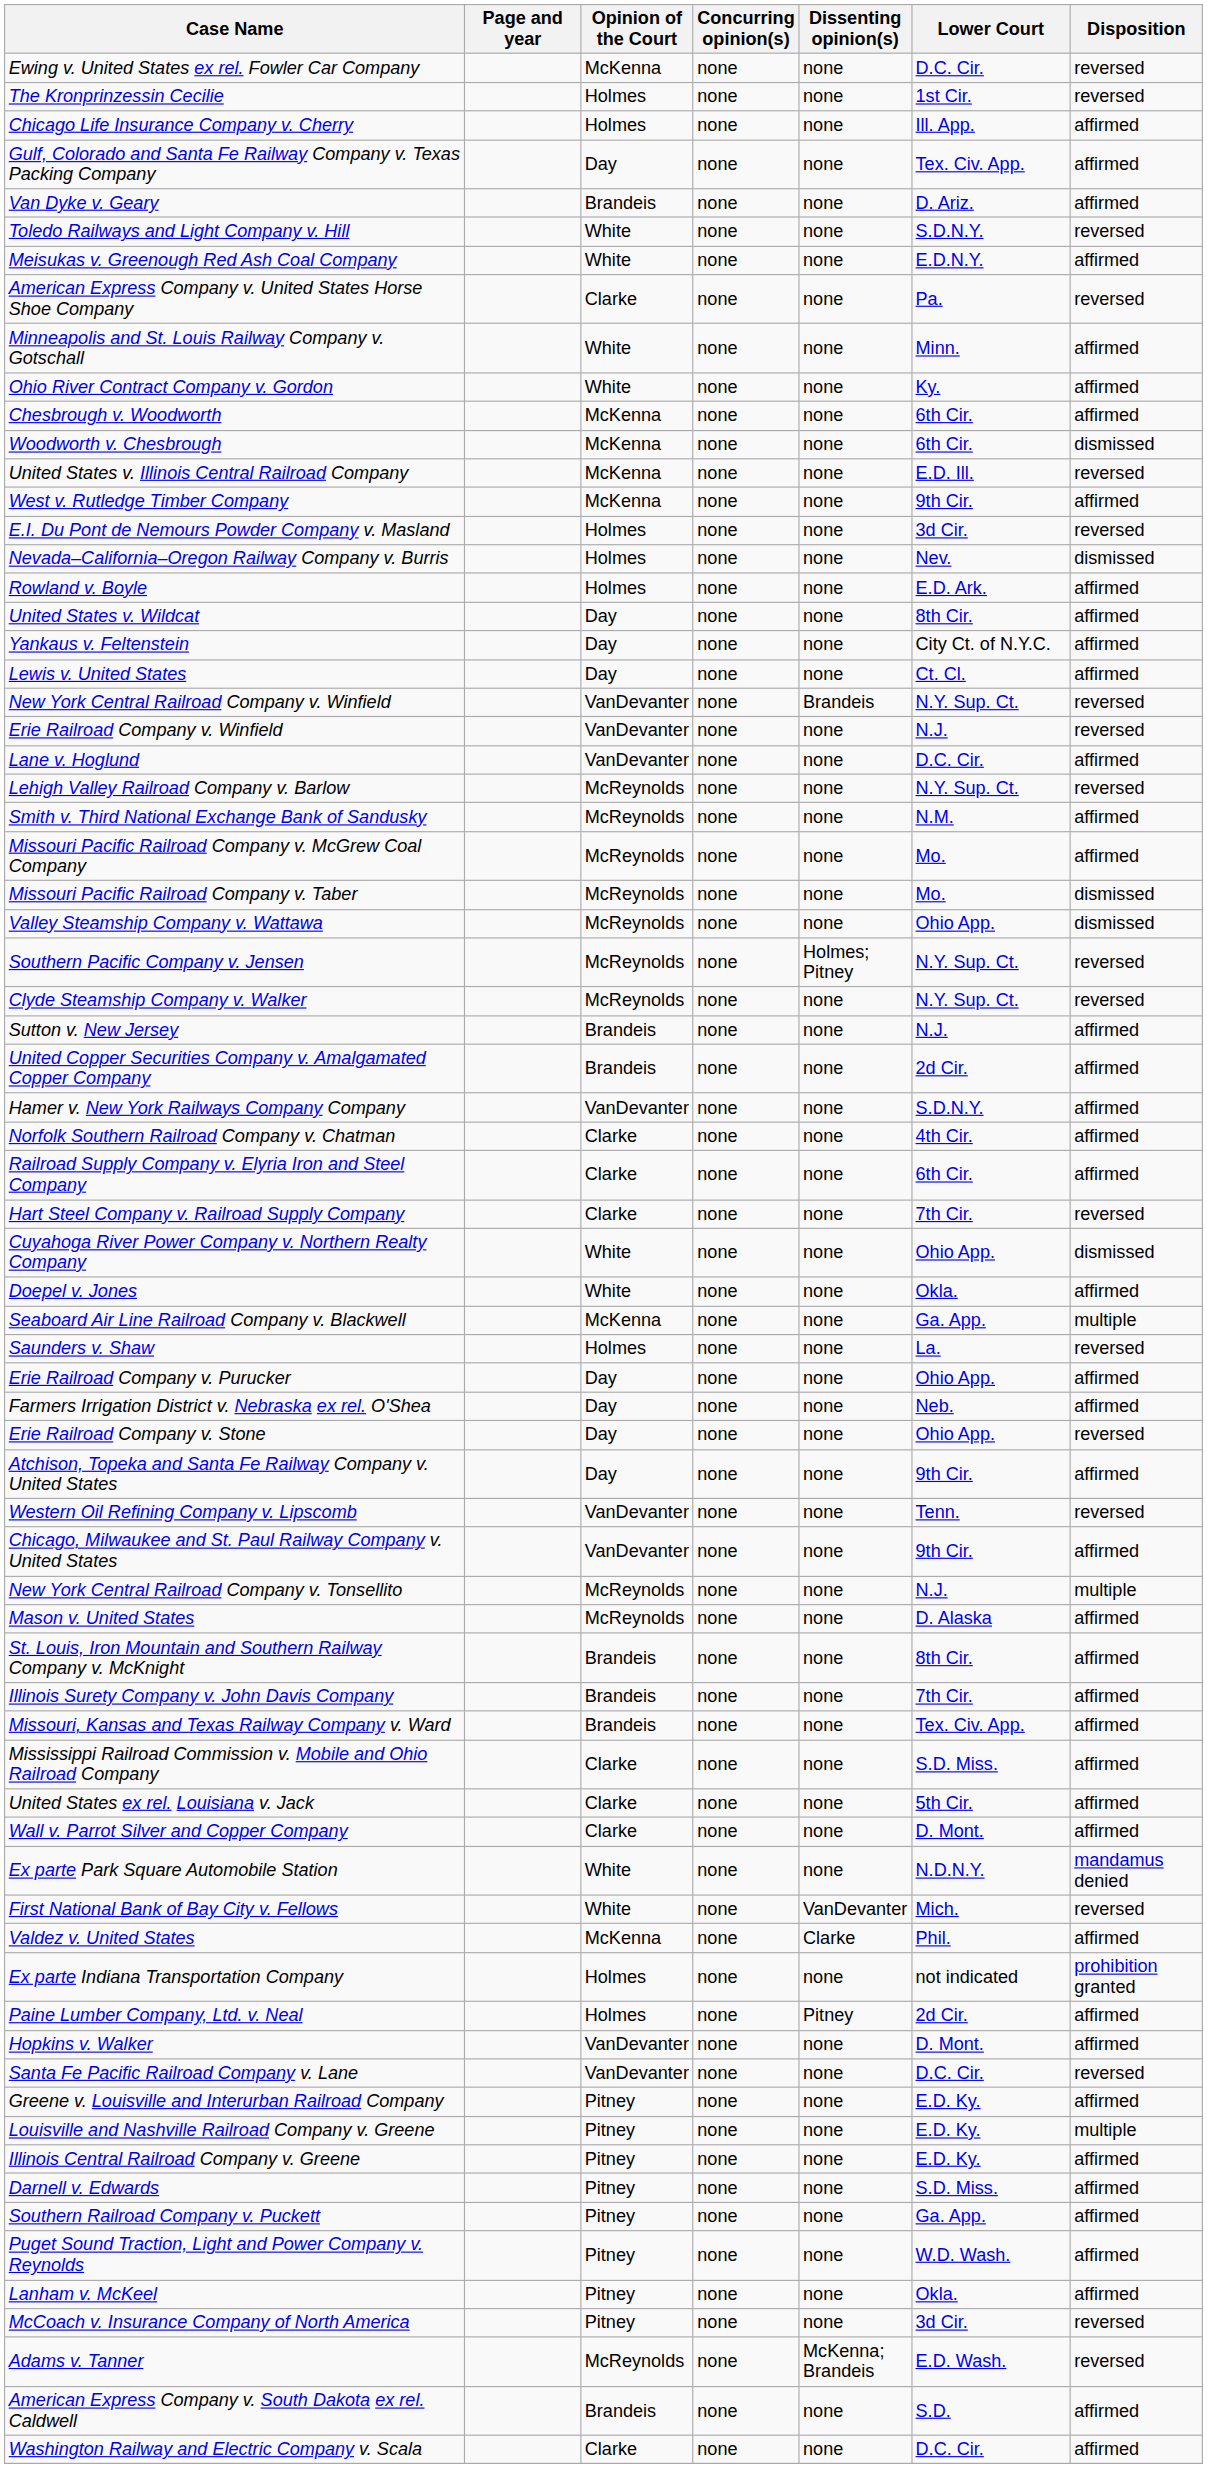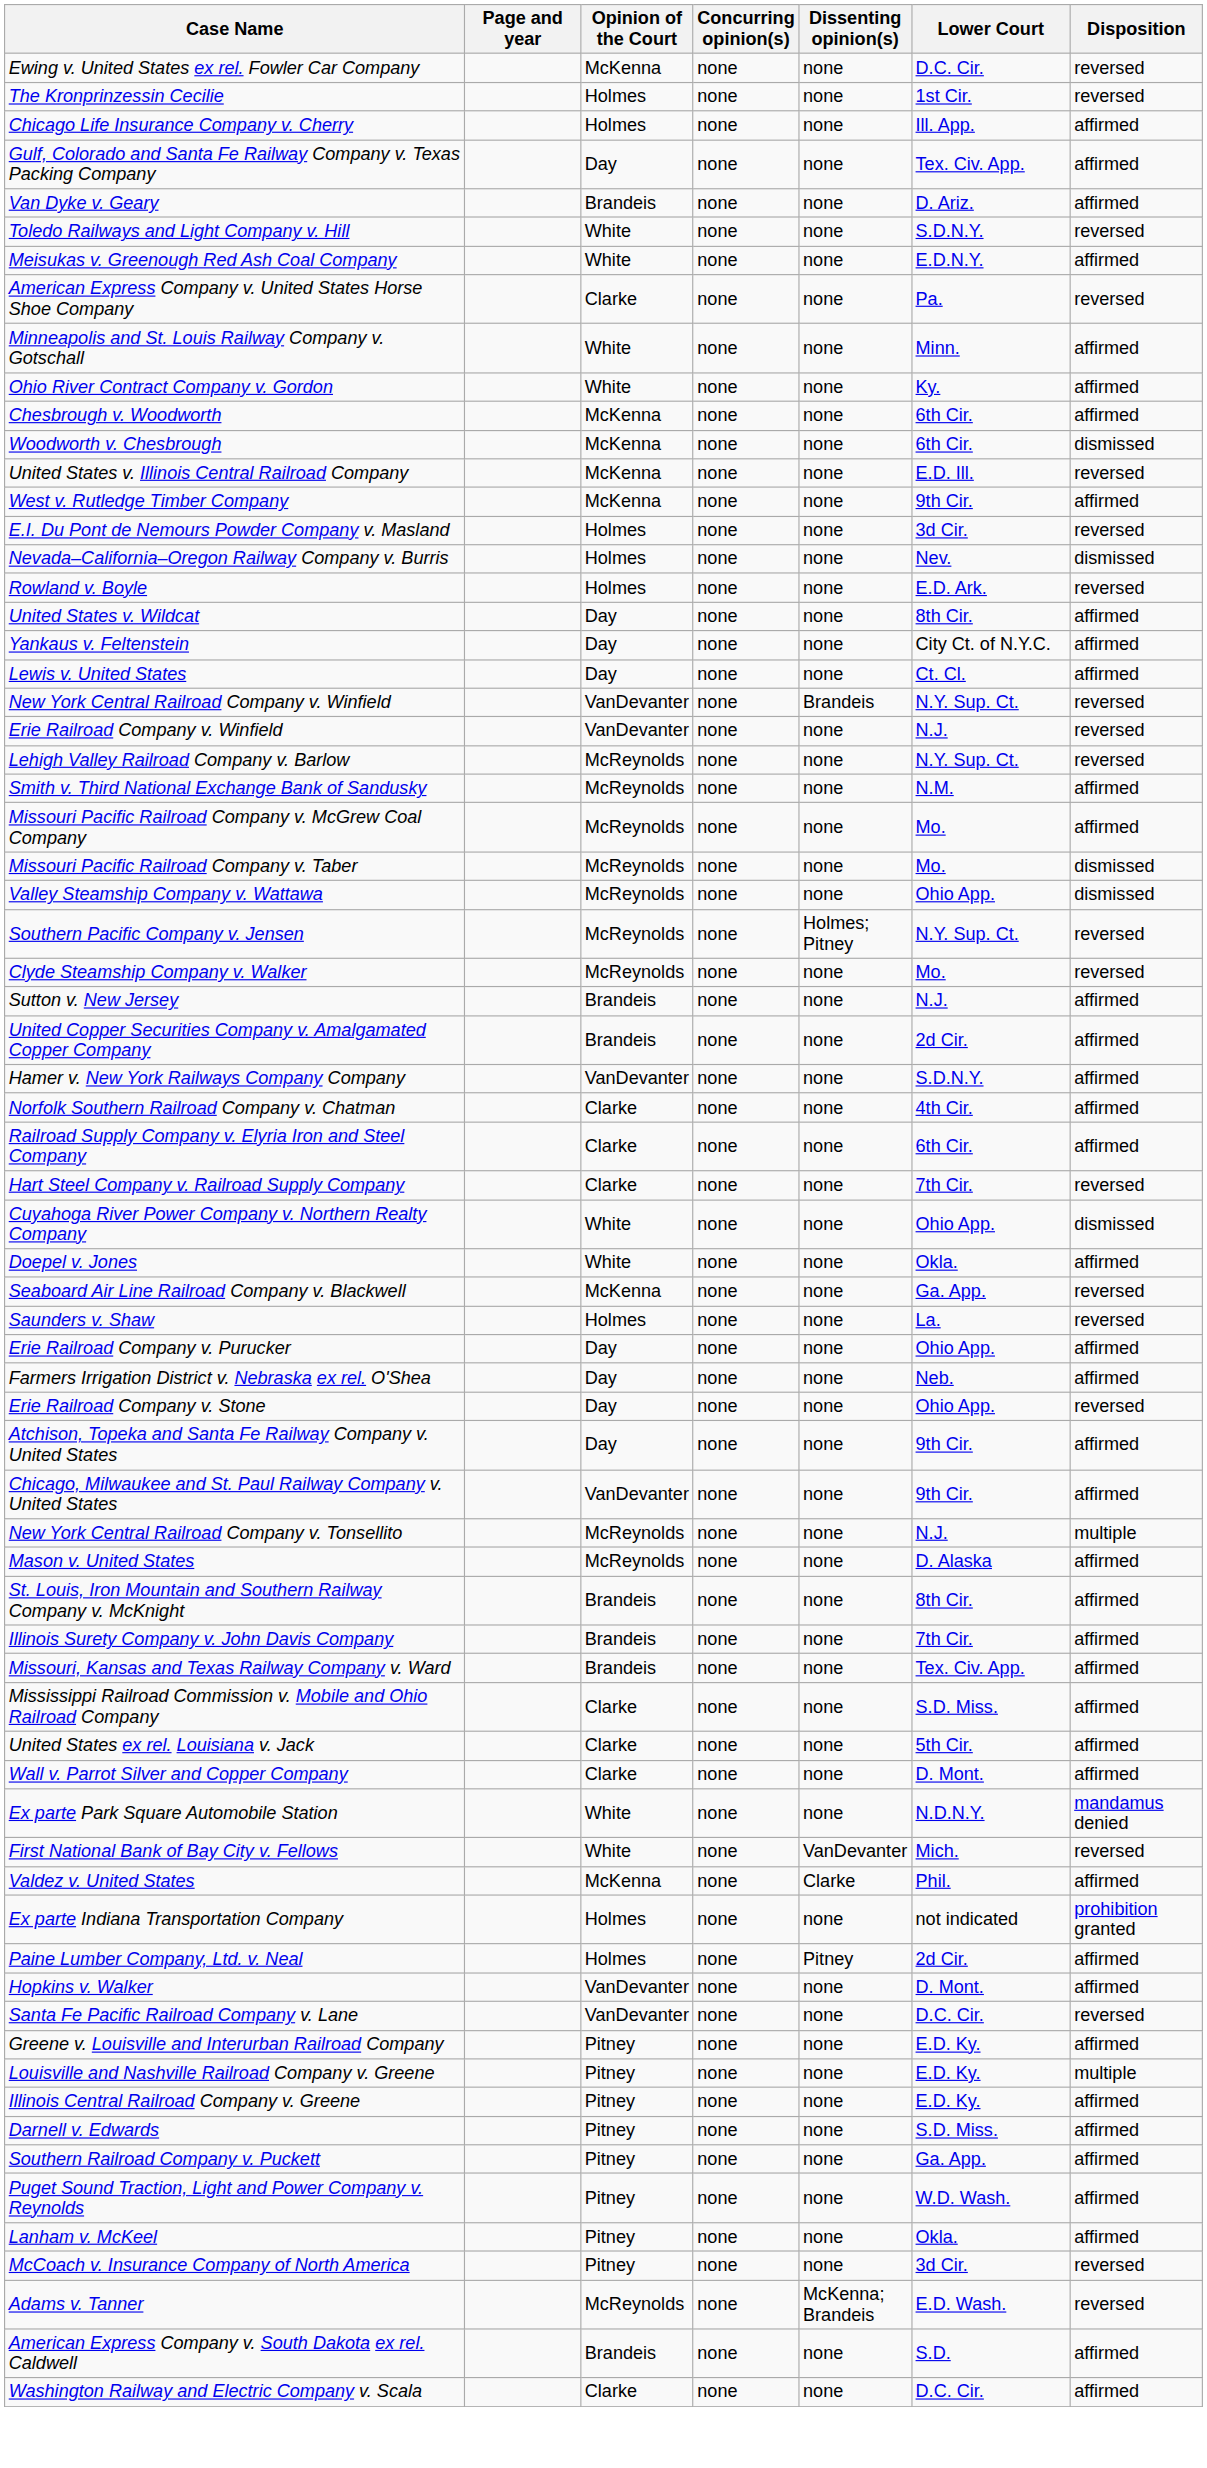(1107, 587) affirmed -> (1109, 587) reversed
- row: (74, 759)
(967, 1001) N.Y. Sup. Ct. -> (931, 972) Mo.
(1105, 1320) multiple -> (1109, 1291) reversed
- row: (183, 1512)
